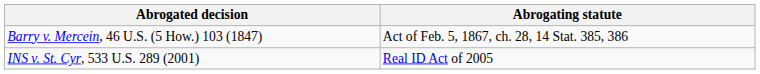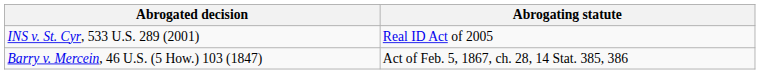rows swapped: (135, 36) <-> (103, 58)
